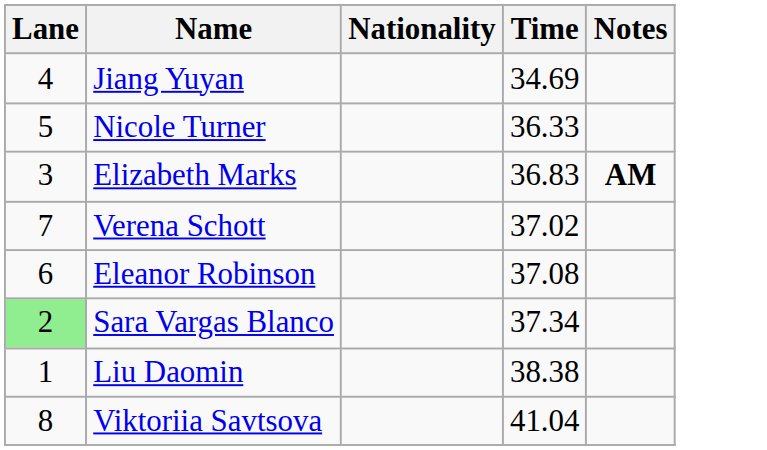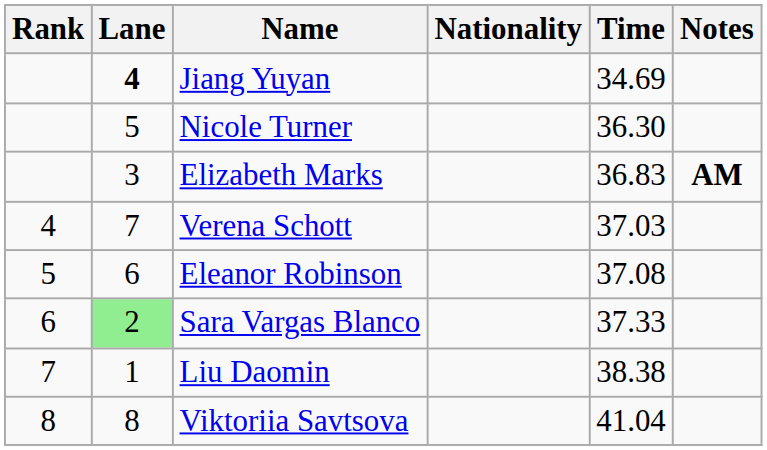+ column: (48, 28)
(46, 77) normal -> (132, 77) bold
(545, 126) 36.33 -> (631, 126) 36.30
(545, 224) 37.02 -> (631, 224) 37.03
(545, 322) 37.34 -> (631, 322) 37.33
